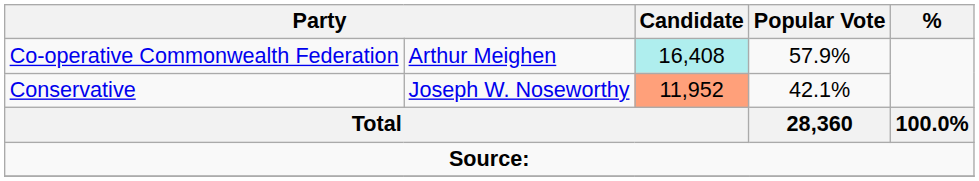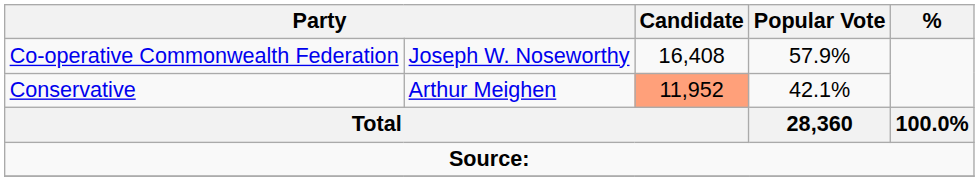(482, 55) Arthur Meighen -> (519, 55) Joseph W. Noseworthy
(692, 55) paleturquoise background -> (692, 55) no background
(519, 90) Joseph W. Noseworthy -> (482, 90) Arthur Meighen
